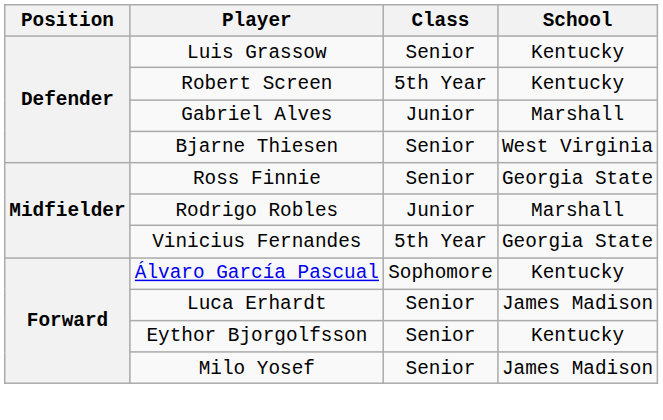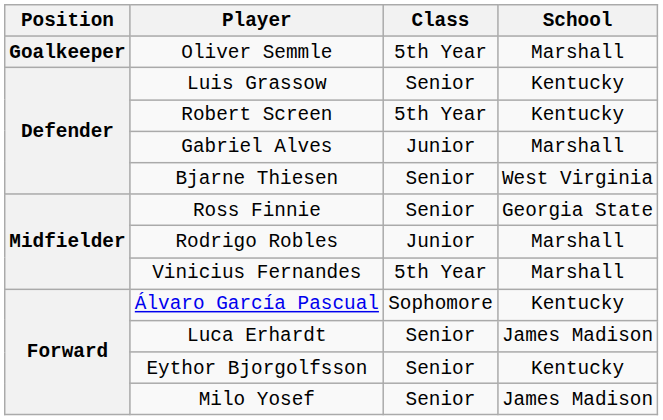+ row: (257, 52)
(578, 242) Georgia State -> (578, 273) Marshall
